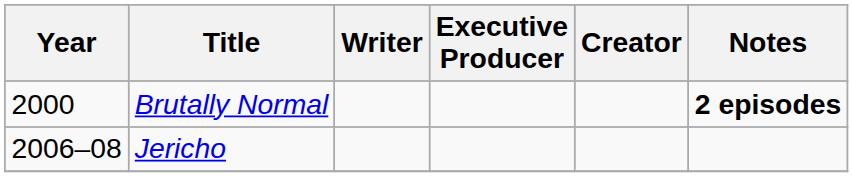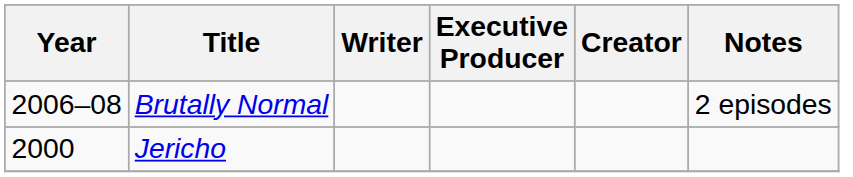(43, 103) 2000 -> (67, 103) 2006–08
(768, 103) bold -> (763, 103) normal
(67, 148) 2006–08 -> (43, 148) 2000
